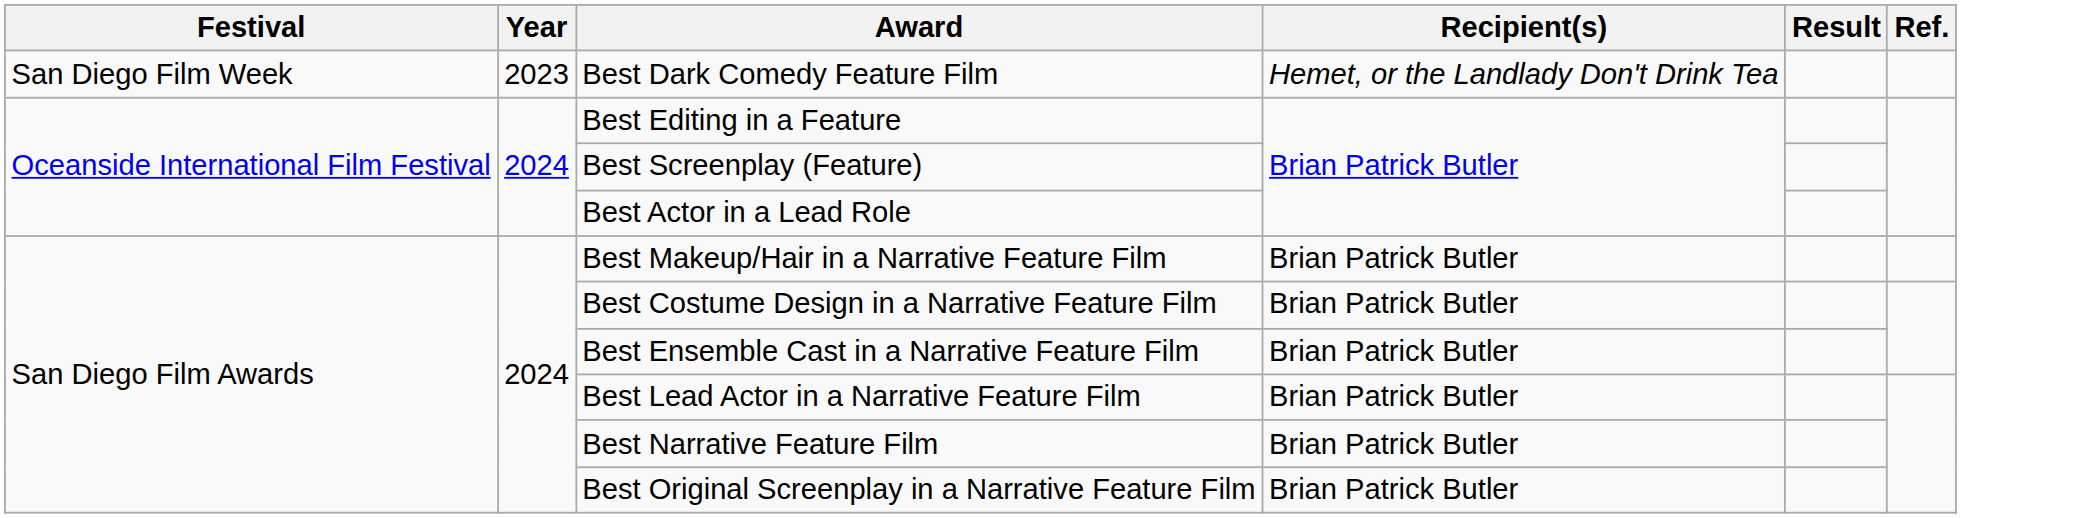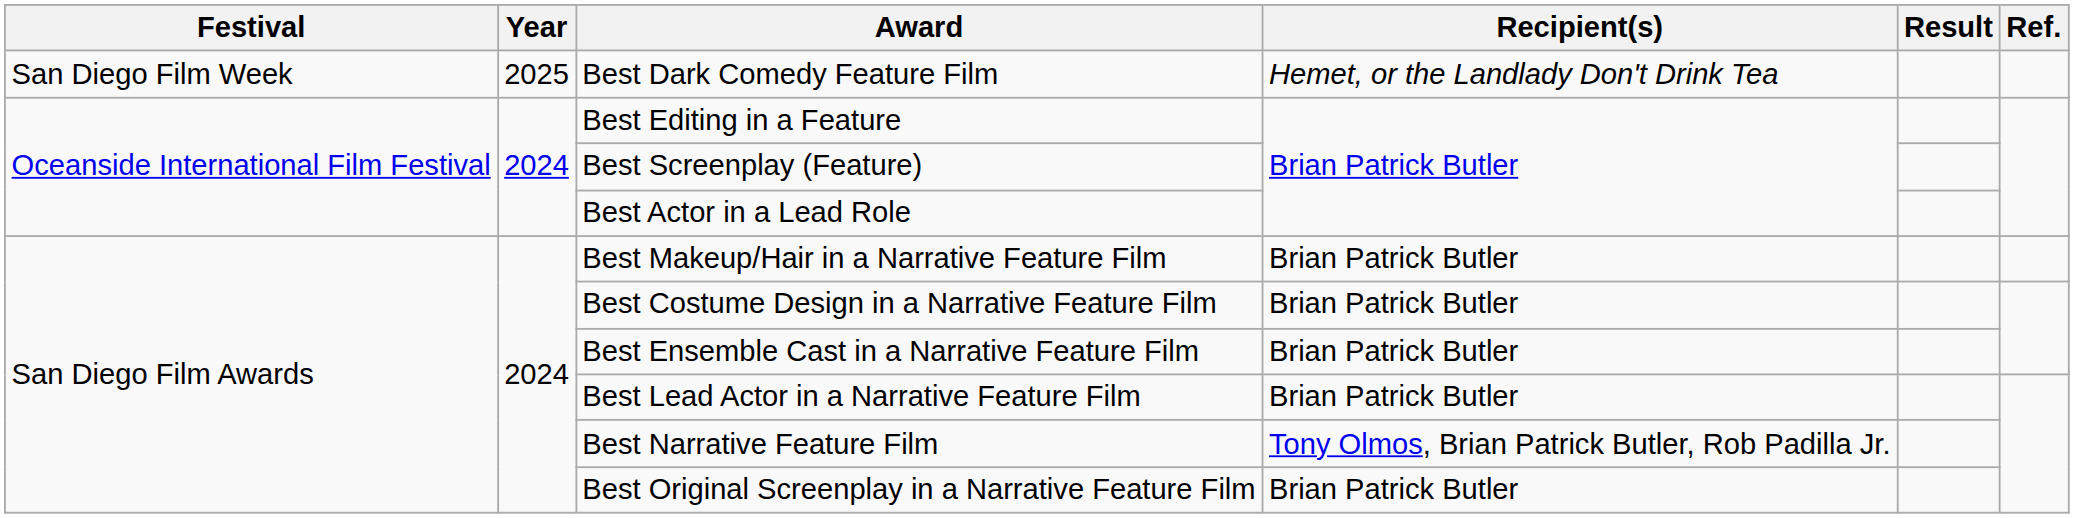(537, 73) 2023 -> (537, 73) 2025
(1394, 443) Brian Patrick Butler -> (1580, 443) Tony Olmos, Brian Patrick Butler, Rob Padilla Jr.
